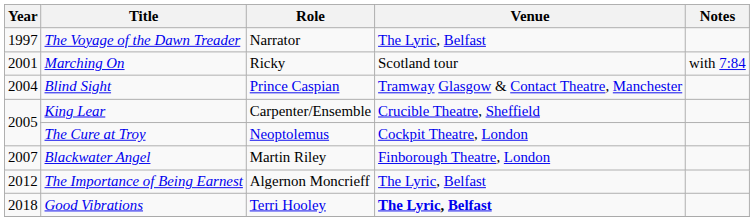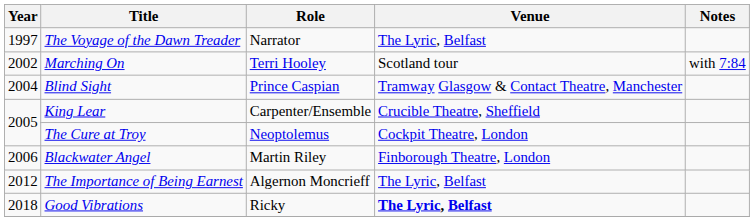(23, 63) 2001 -> (23, 63) 2002
(268, 63) Ricky -> (288, 63) Terri Hooley
(23, 157) 2007 -> (23, 157) 2006
(288, 205) Terri Hooley -> (268, 205) Ricky
